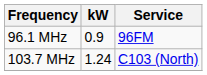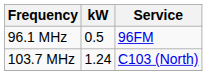(94, 37) 0.9 -> (94, 37) 0.5
